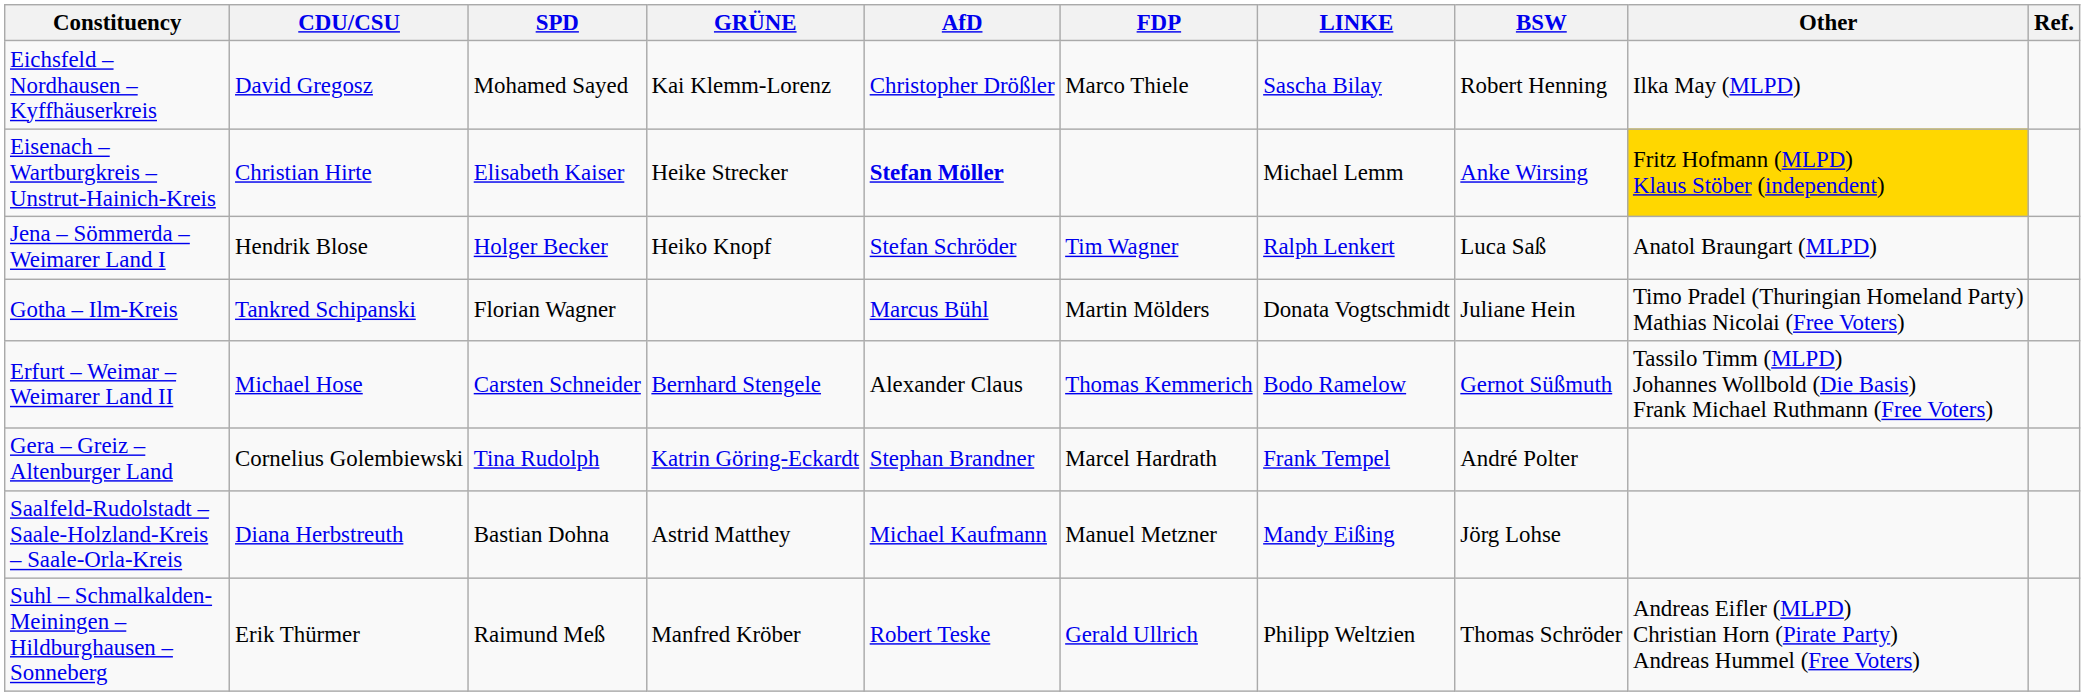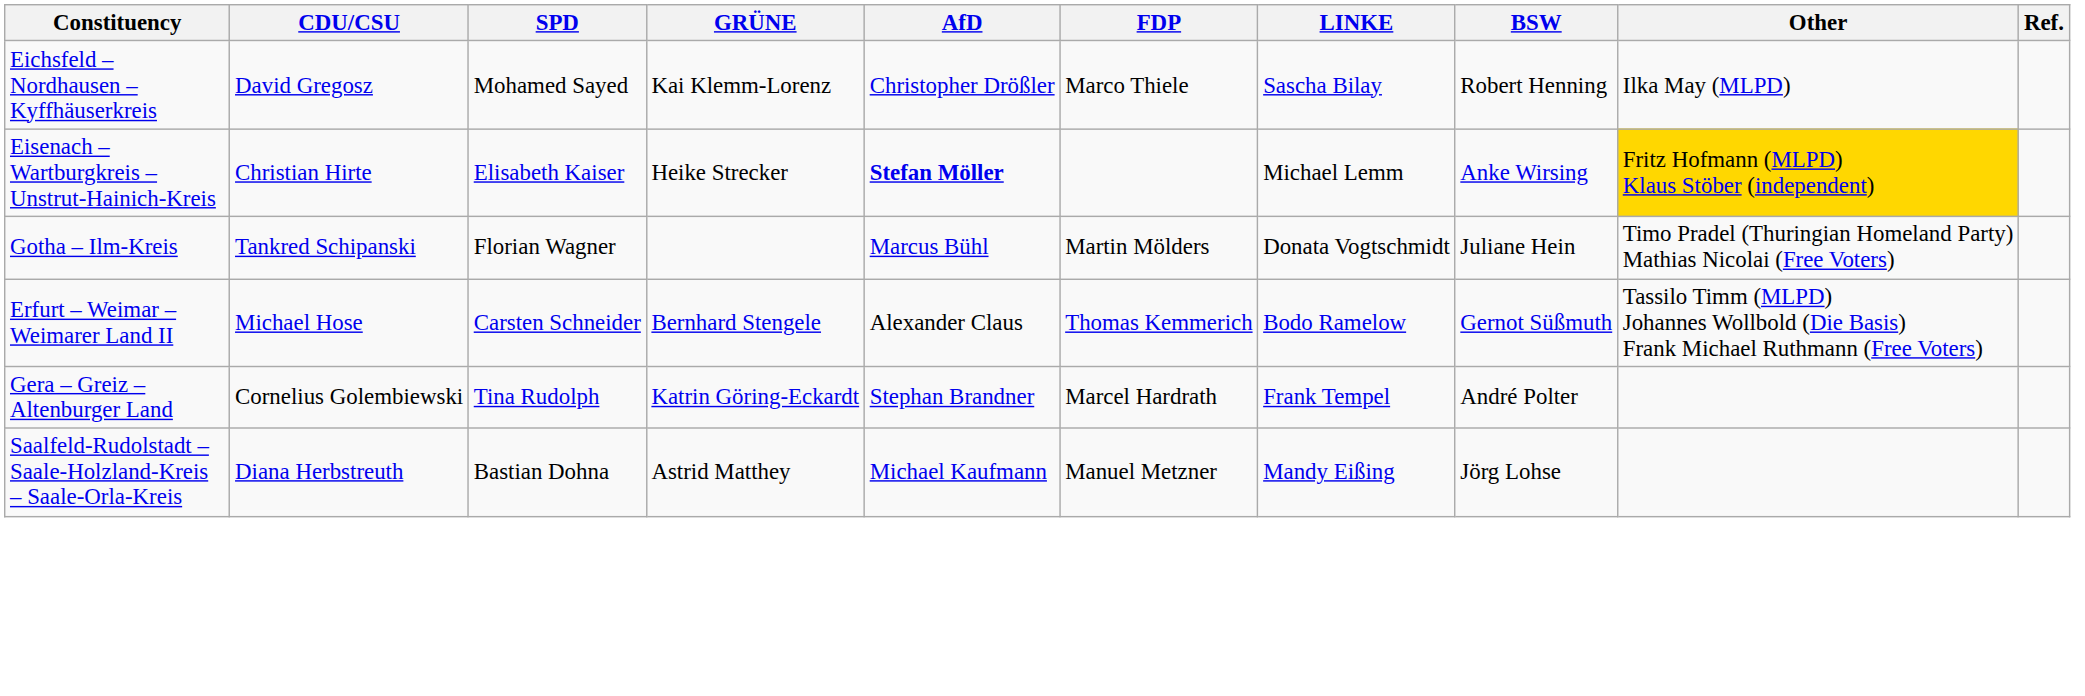- row: (100, 247)
- row: (111, 634)
